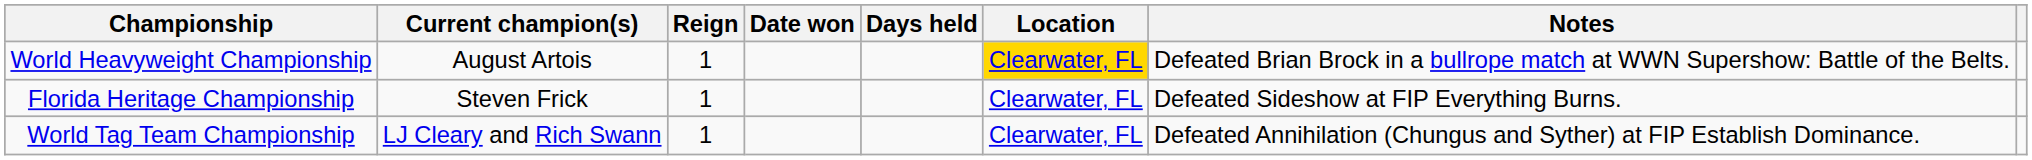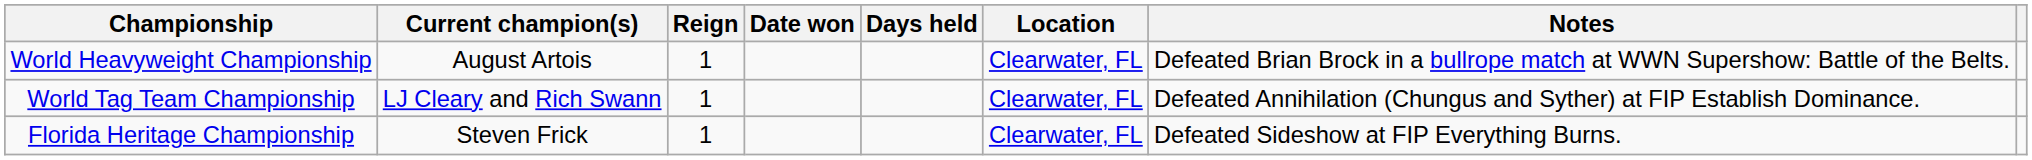(1066, 60) gold background -> (1066, 60) no background
rows swapped: (191, 98) <-> (191, 135)
